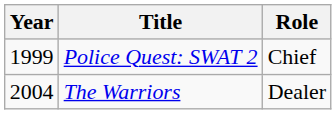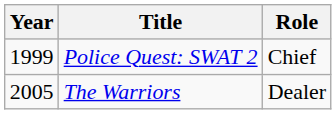(32, 91) 2004 -> (32, 91) 2005
